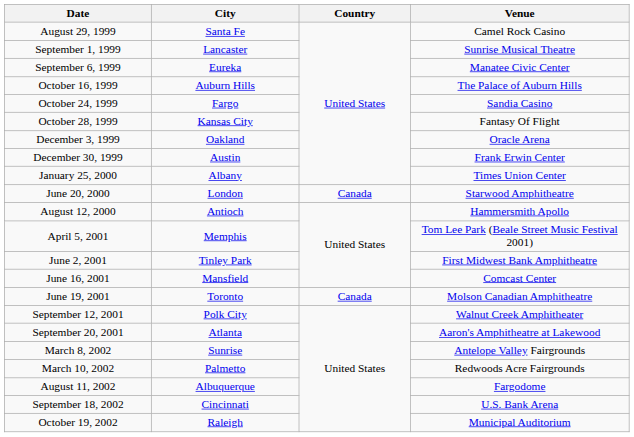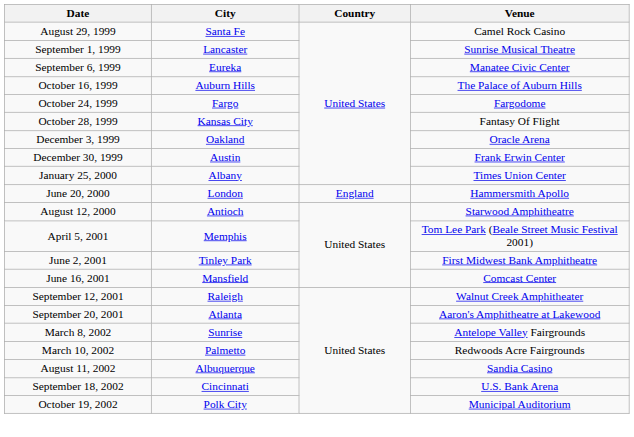(520, 103) Sandia Casino -> (520, 103) Fargodome
(355, 193) Canada -> (355, 193) England
(520, 193) Starwood Amphitheatre -> (520, 193) Hammersmith Apollo
(520, 211) Hammersmith Apollo -> (520, 211) Starwood Amphitheatre
- row: (78, 296)
(225, 314) Polk City -> (225, 296) Raleigh
(520, 386) Fargodome -> (520, 368) Sandia Casino
(225, 422) Raleigh -> (225, 404) Polk City
